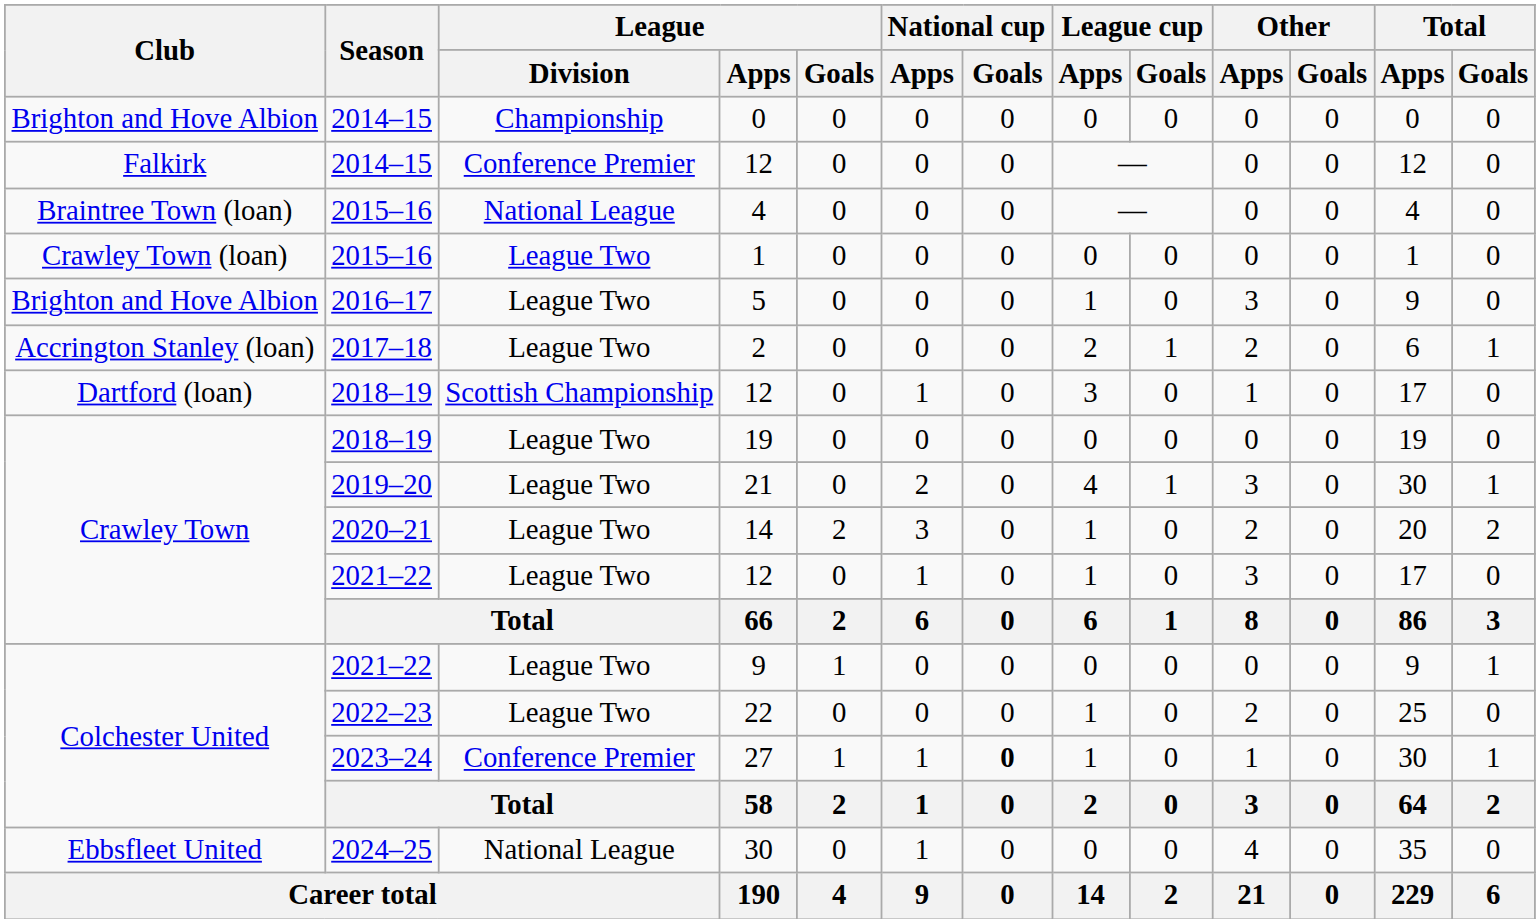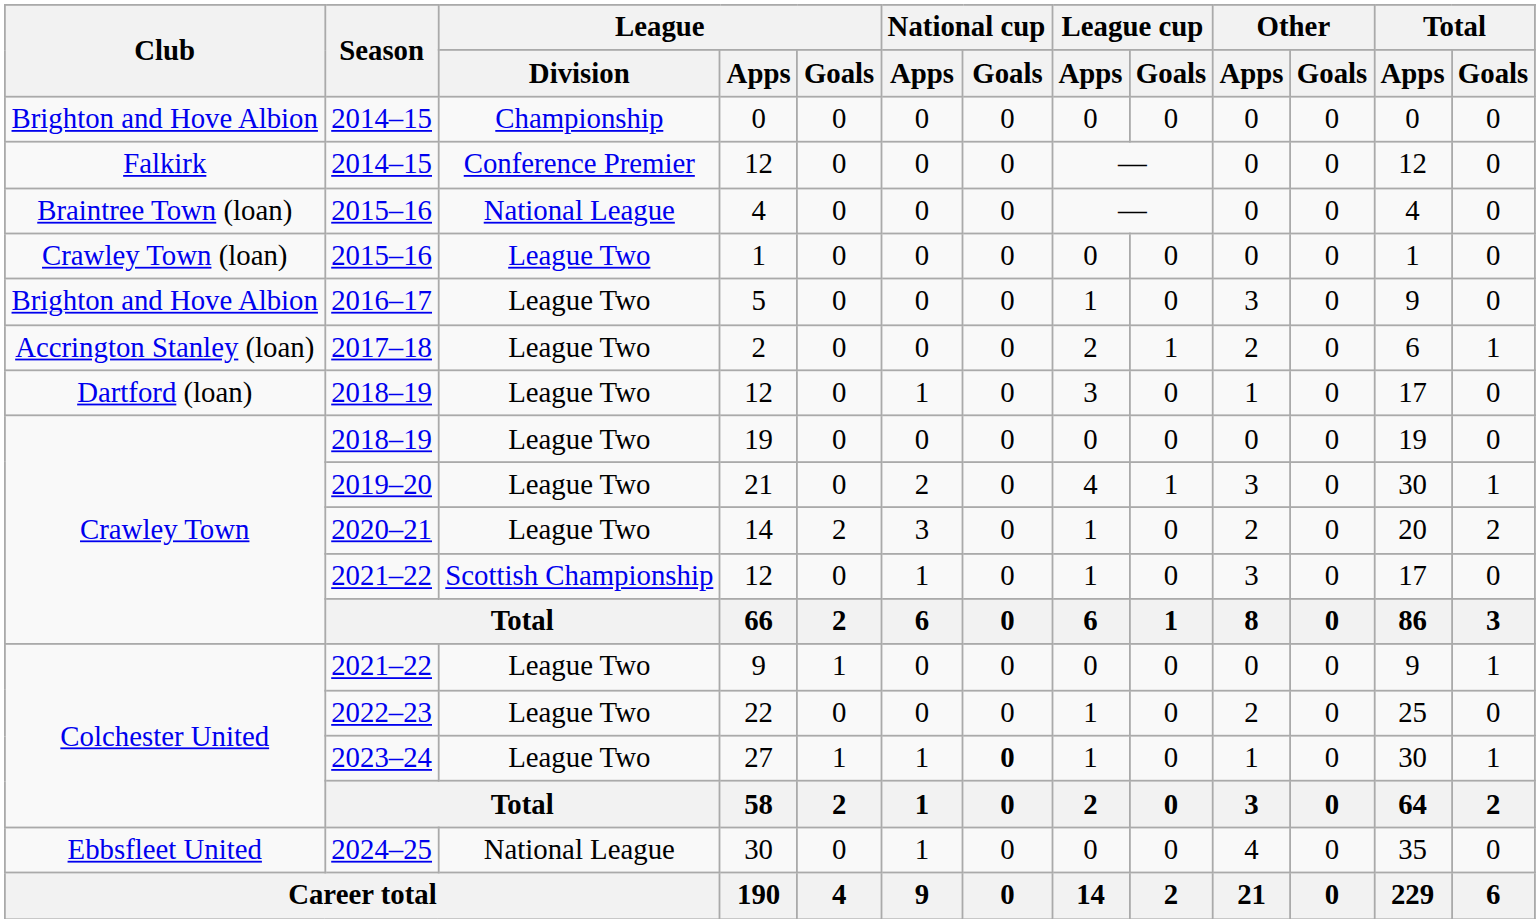(579, 392) Scottish Championship -> (579, 392) League Two
(579, 575) League Two -> (579, 575) Scottish Championship
(579, 758) Conference Premier -> (579, 758) League Two
